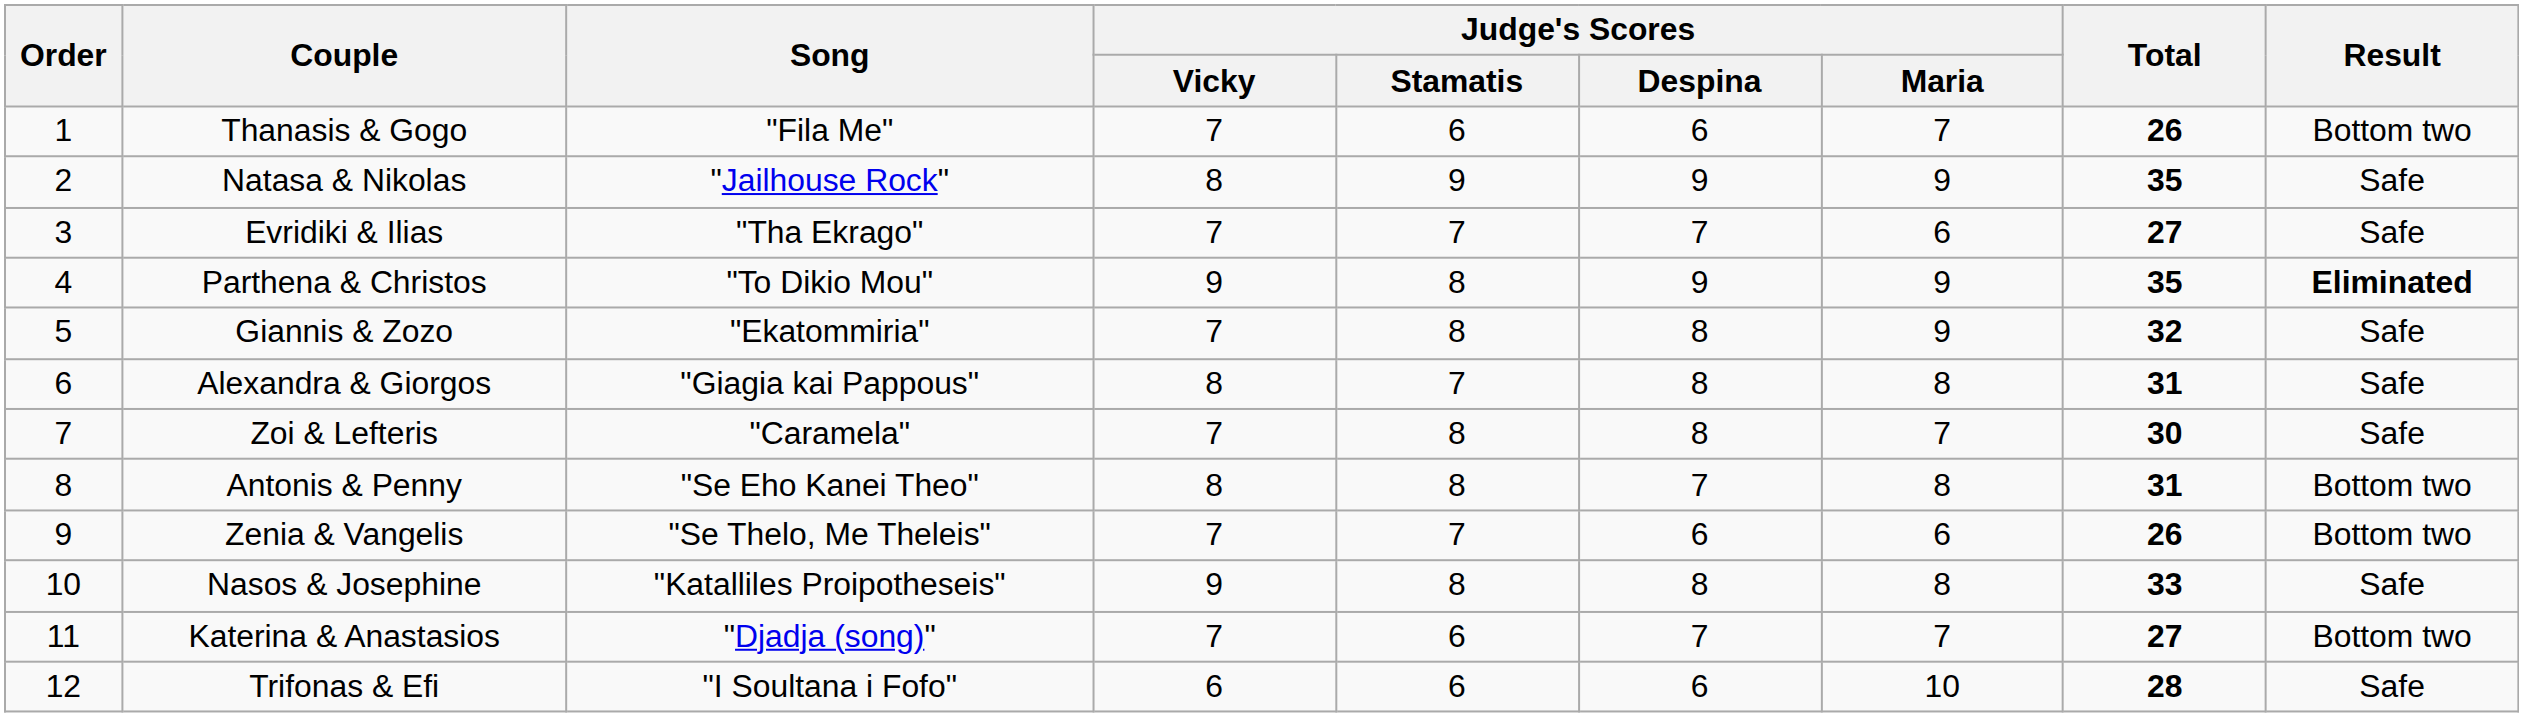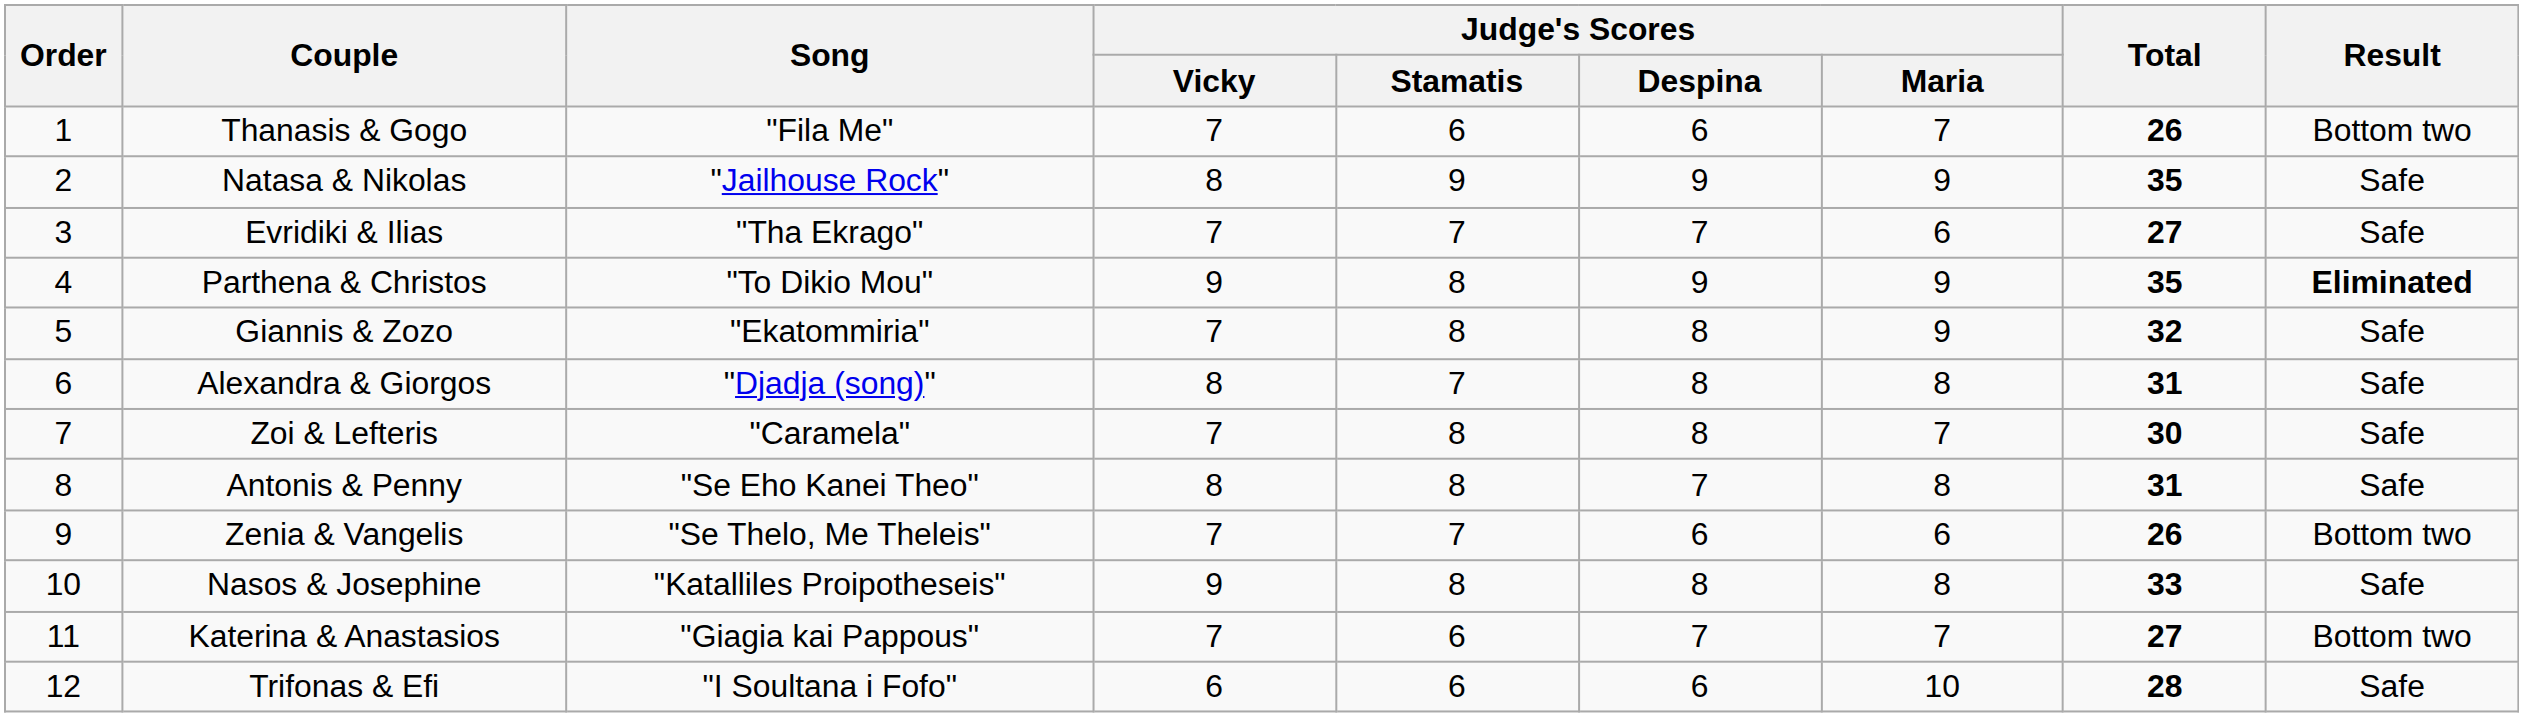(830, 383) "Giagia kai Pappous" -> (830, 383) "Djadja (song)"
(2392, 484) Bottom two -> (2392, 484) Safe
(830, 635) "Djadja (song)" -> (830, 635) "Giagia kai Pappous"
